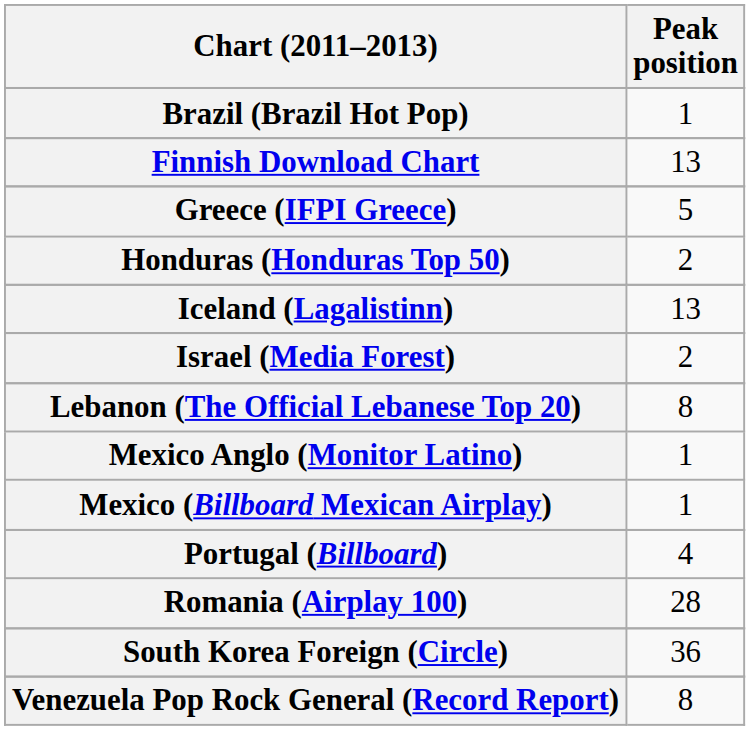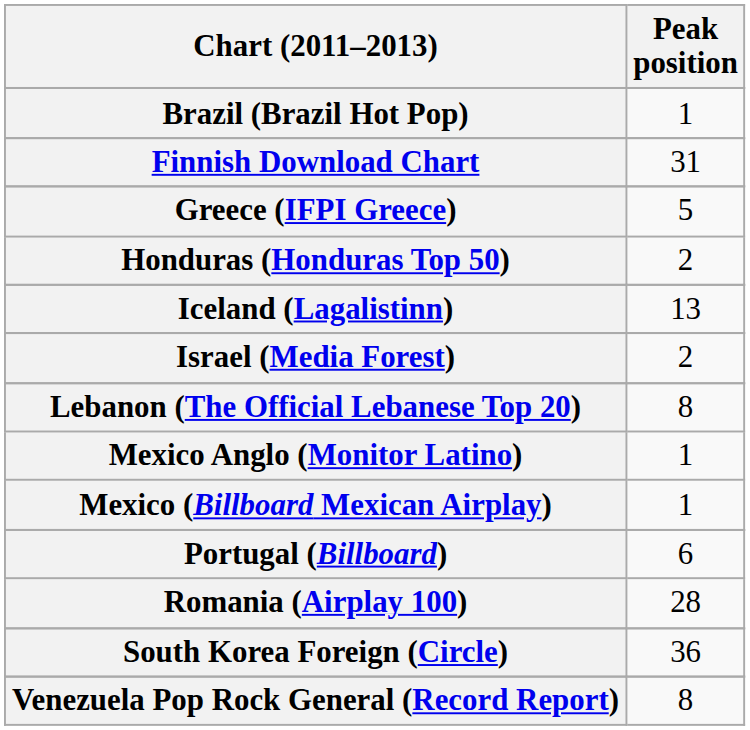(686, 161) 13 -> (686, 161) 31
(686, 553) 4 -> (686, 553) 6
